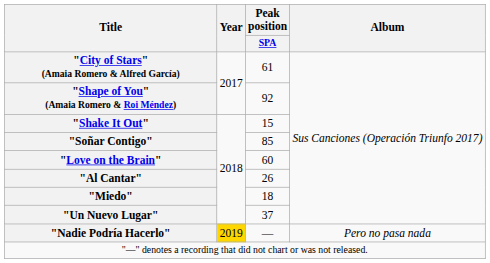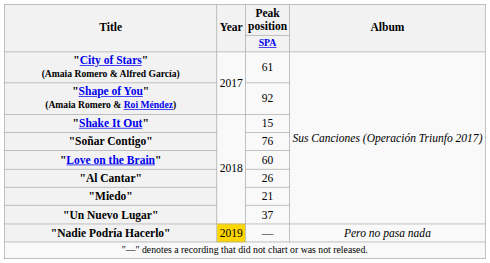(268, 141) 85 -> (268, 141) 76
(268, 196) 18 -> (268, 196) 21
